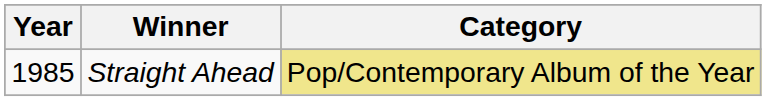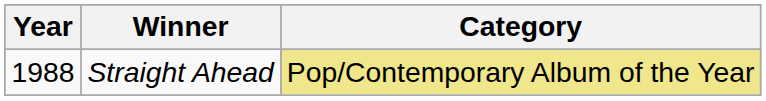(43, 71) 1985 -> (43, 71) 1988
